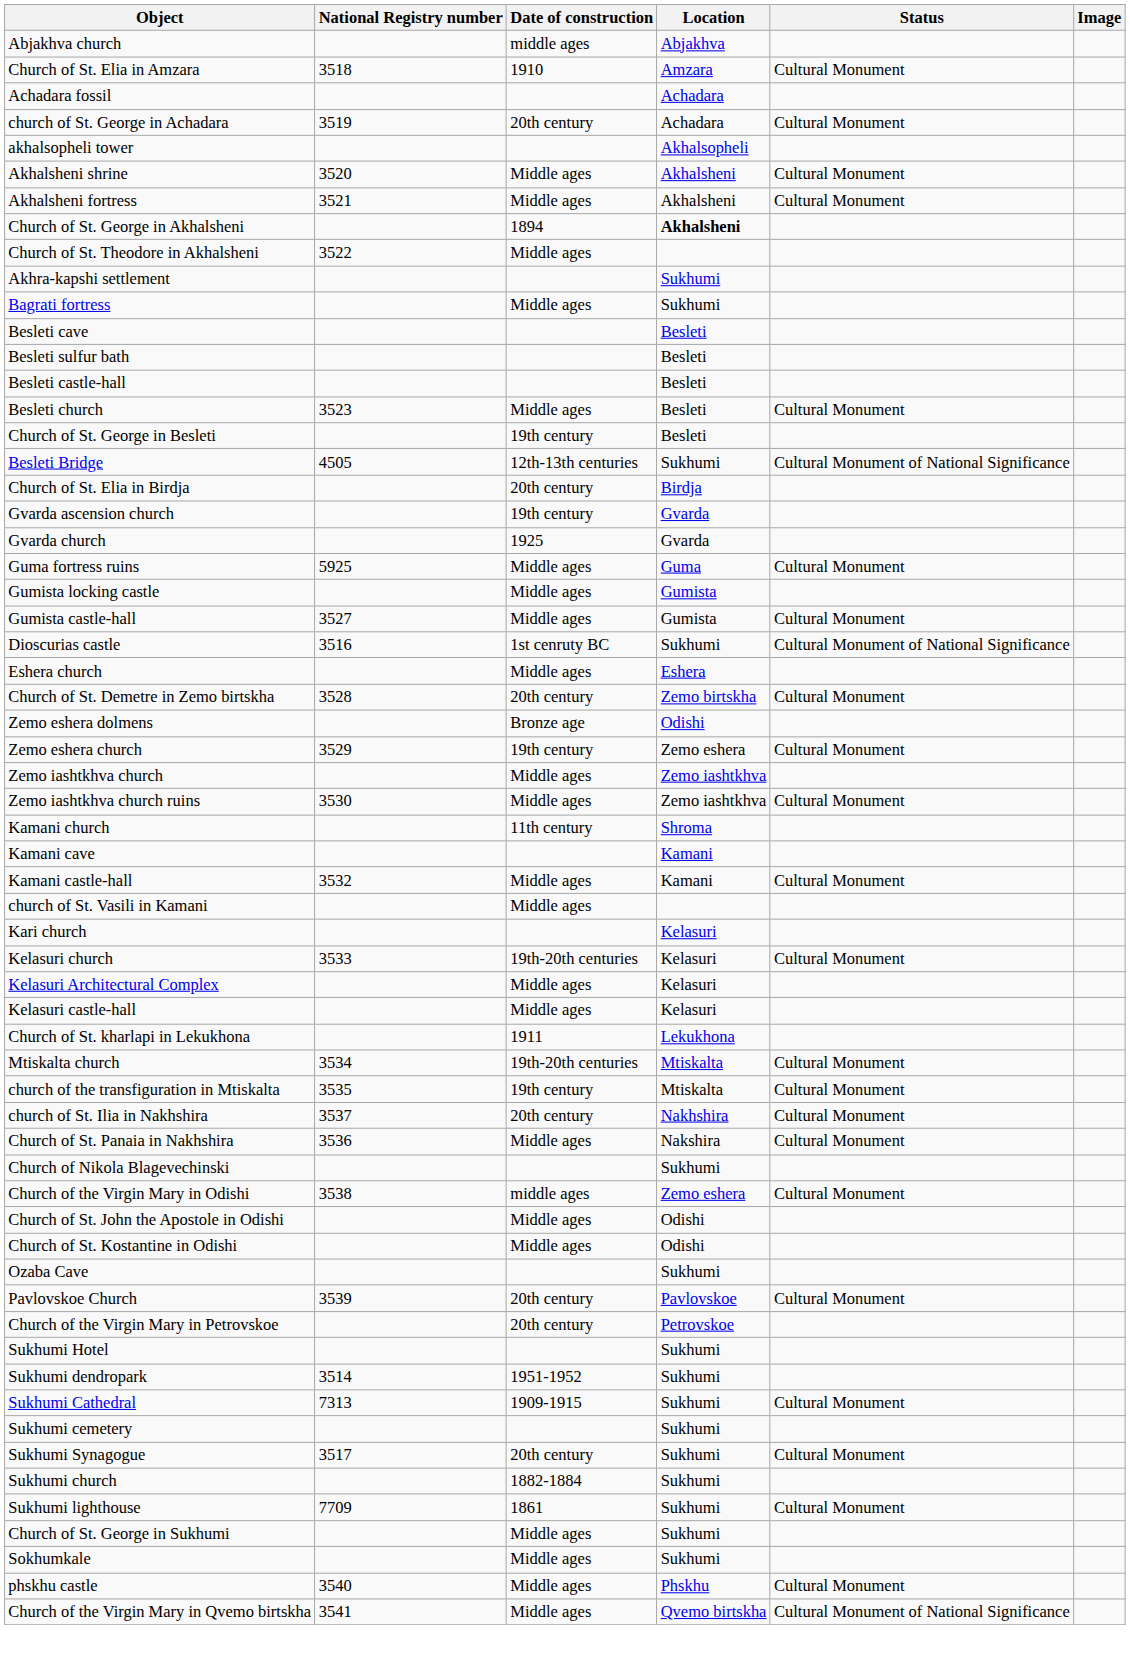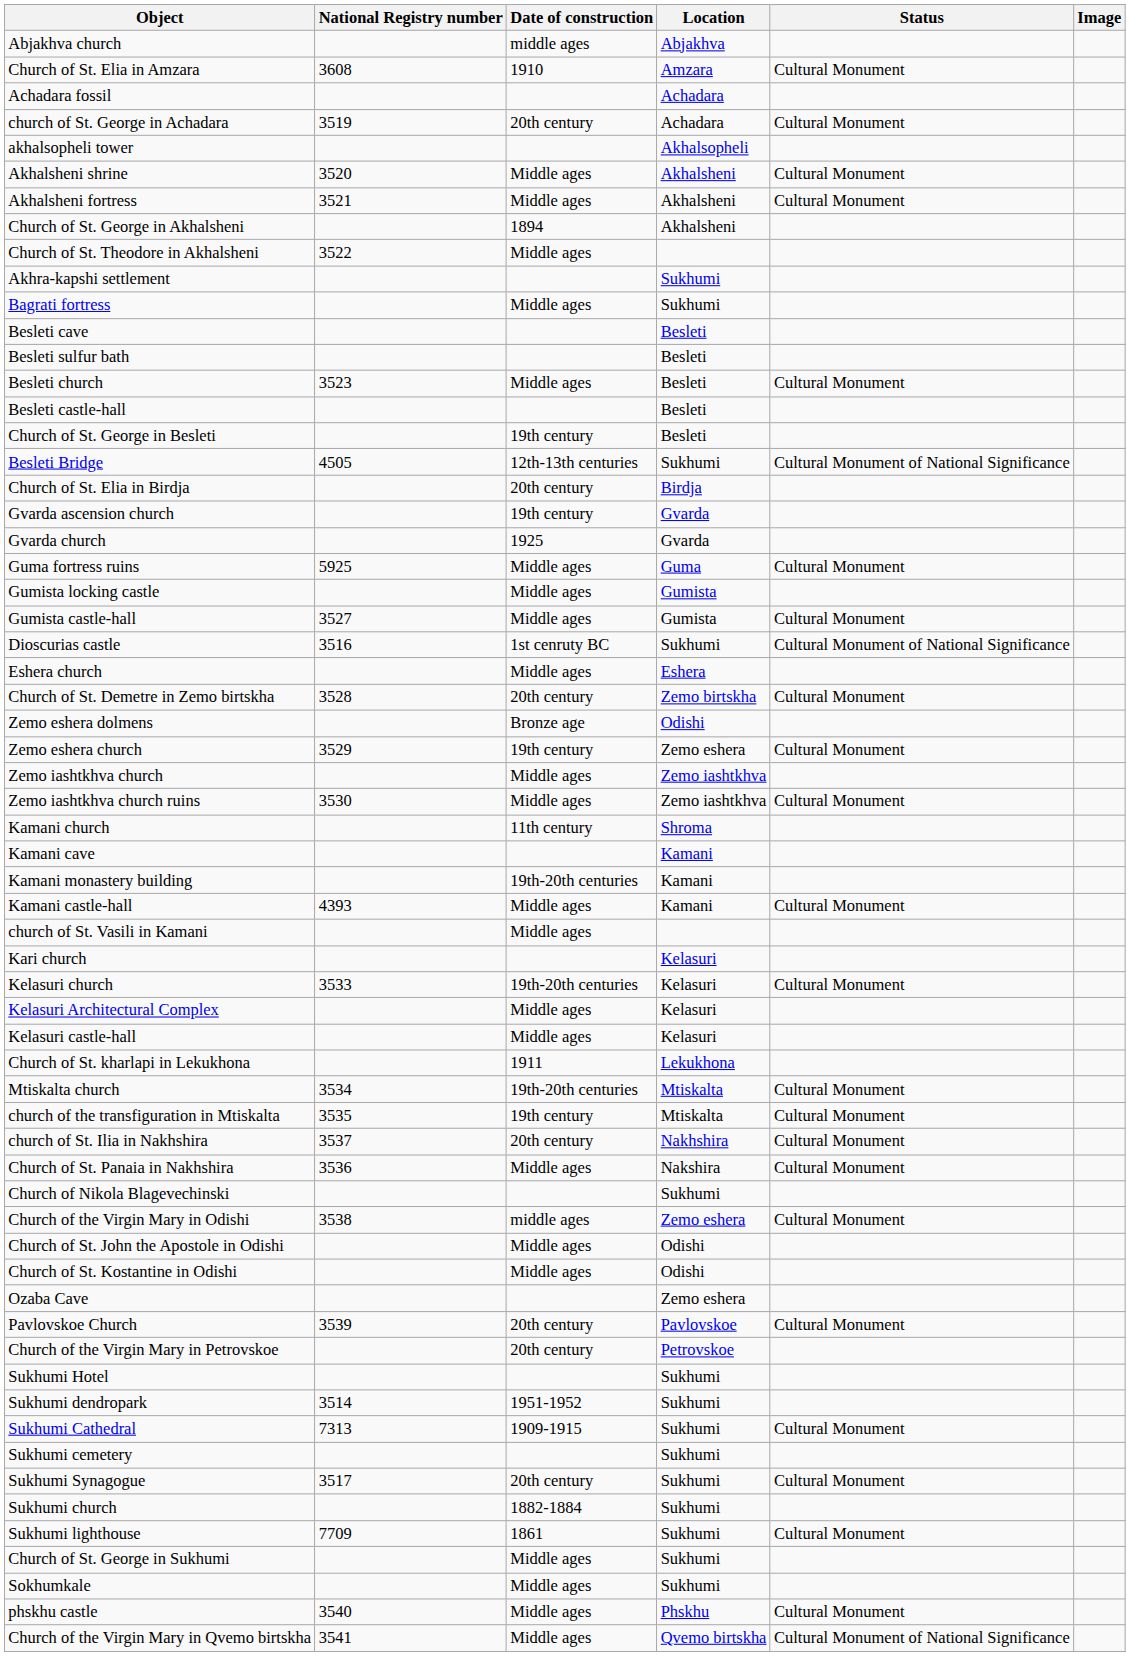(335, 69) 3518 -> (335, 69) 3608
(701, 226) bold -> (698, 226) normal
rows swapped: (56, 409) <-> (67, 383)
+ row: (100, 880)
(335, 880) 3532 -> (335, 906) 4393
(690, 1272) Sukhumi -> (703, 1298) Zemo eshera
